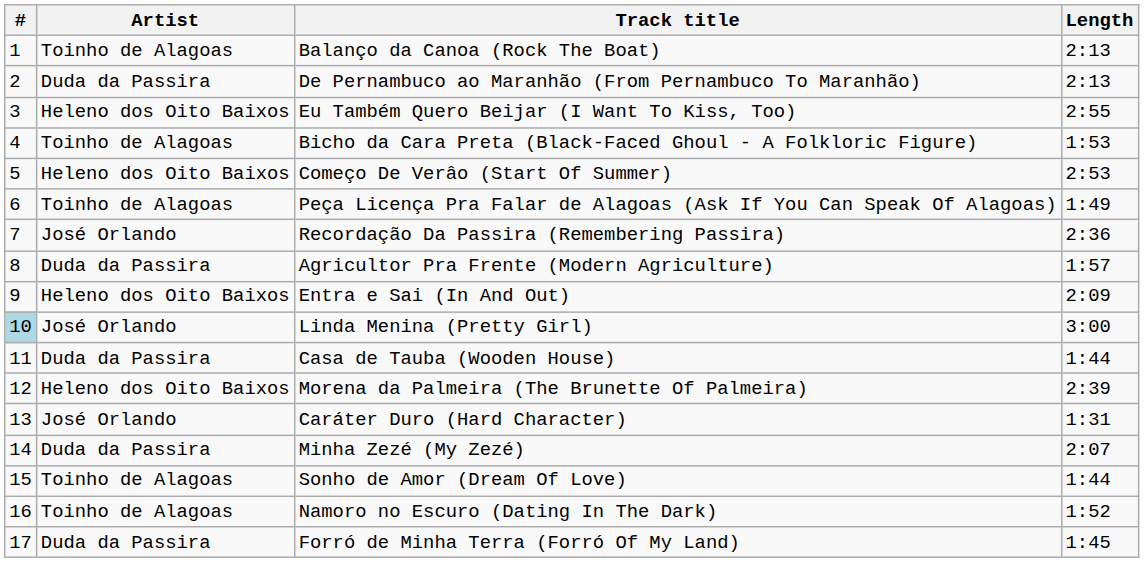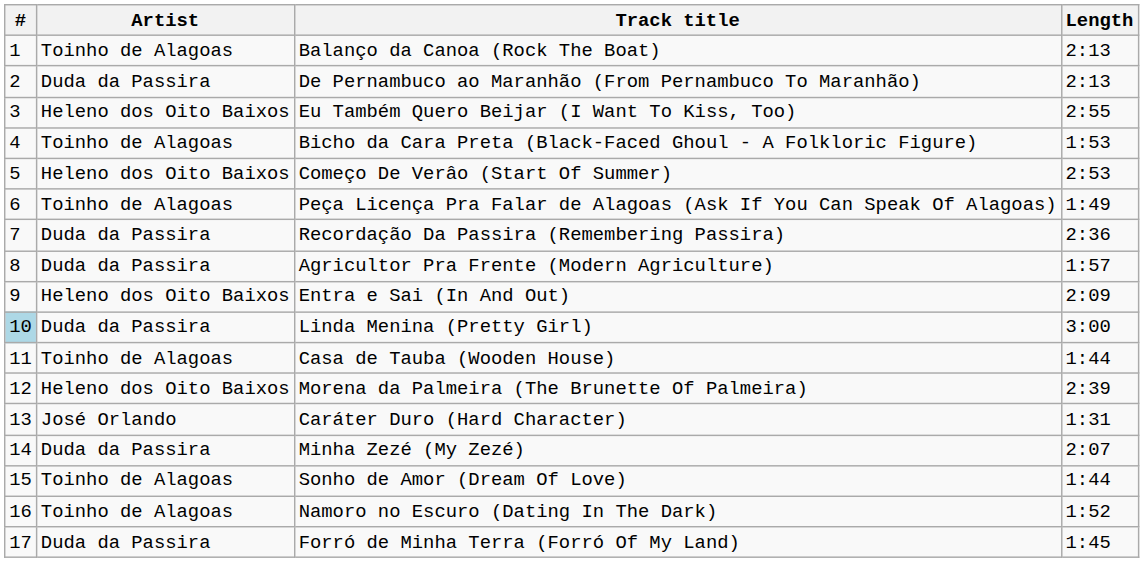(109, 235) José Orlando -> (126, 235) Duda da Passira
(109, 327) José Orlando -> (126, 327) Duda da Passira
(126, 358) Duda da Passira -> (137, 358) Toinho de Alagoas
